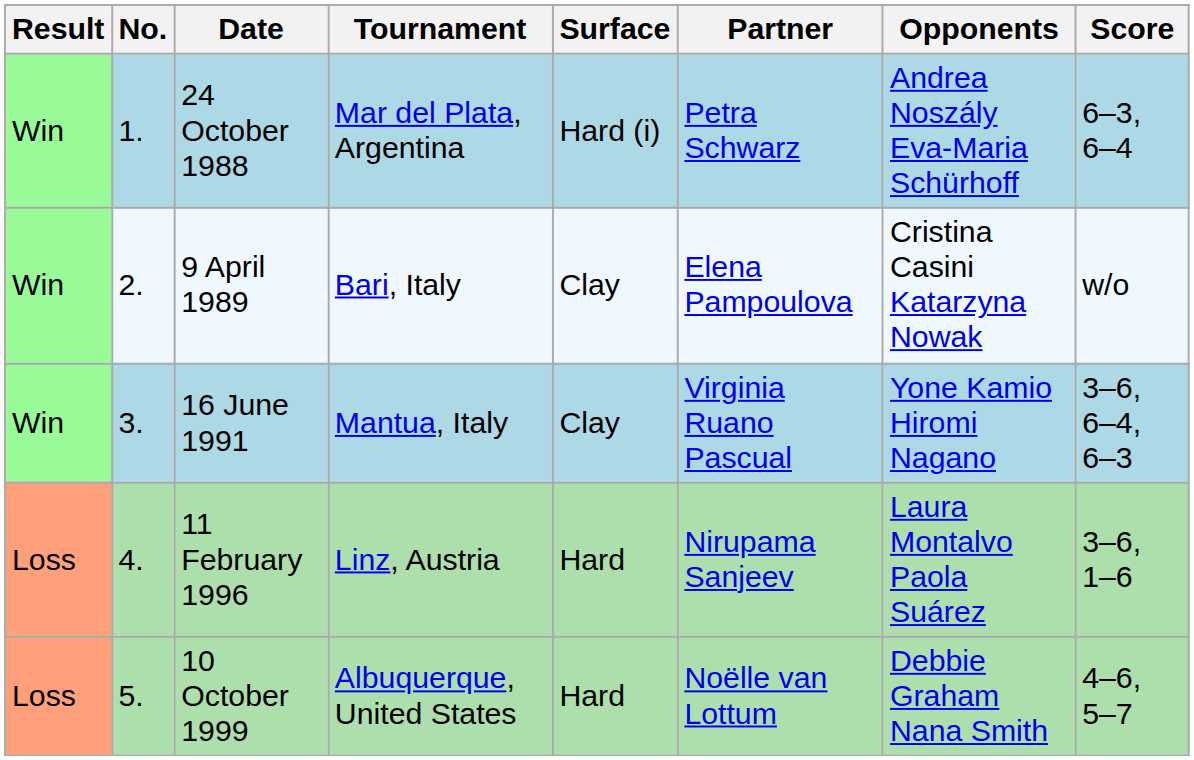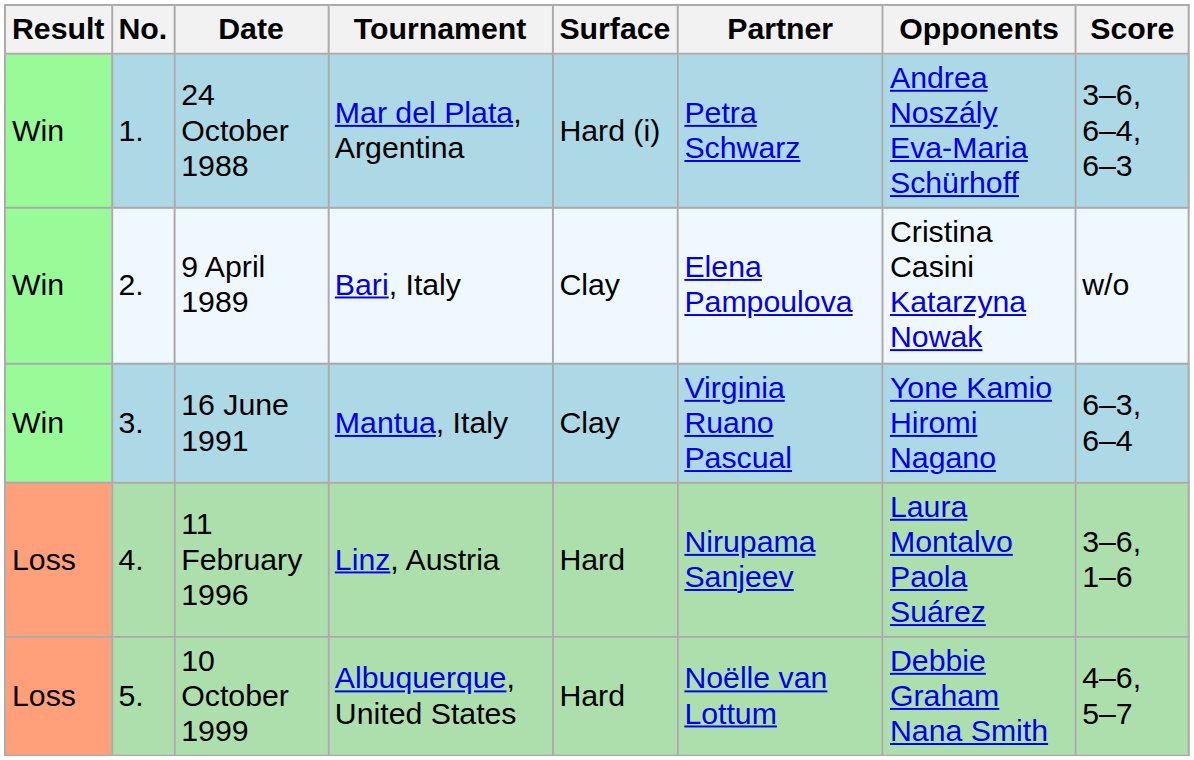(1112, 130) 6–3, 6–4 -> (1112, 130) 3–6, 6–4, 6–3
(1112, 421) 3–6, 6–4, 6–3 -> (1112, 421) 6–3, 6–4
